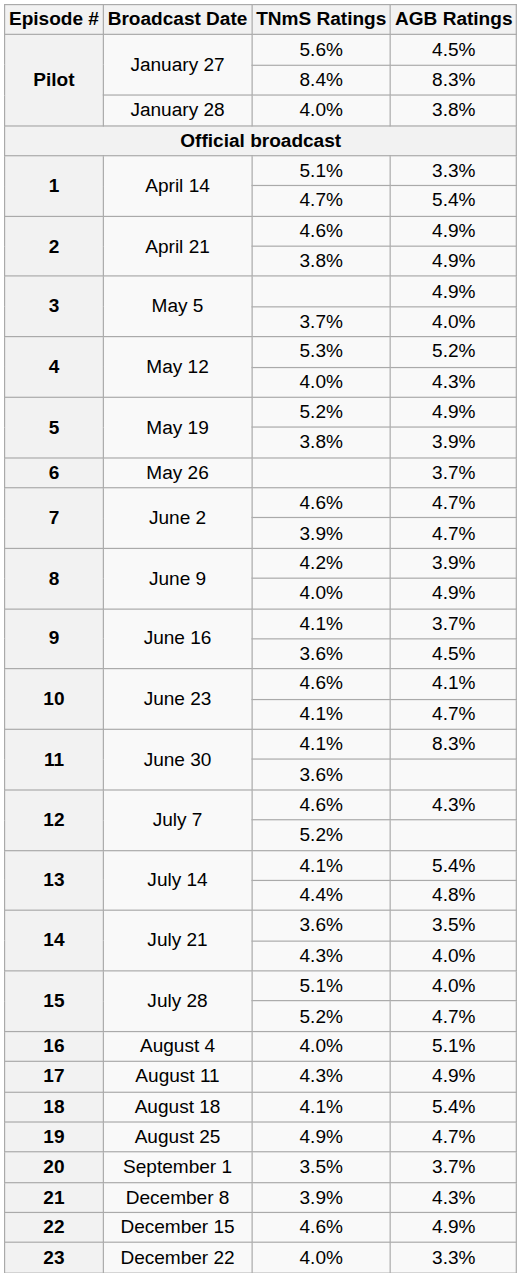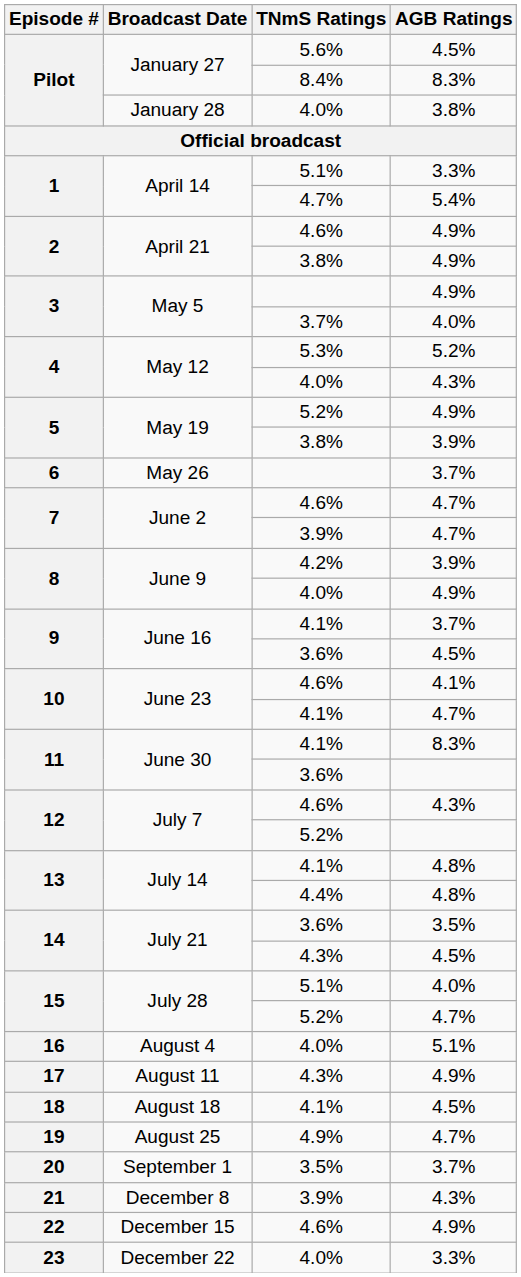(454, 865) 5.4% -> (454, 865) 4.8%
(454, 955) 4.0% -> (454, 955) 4.5%
(454, 1106) 5.4% -> (454, 1106) 4.5%
